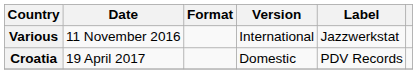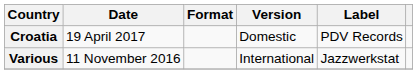rows swapped: (34, 36) <-> (34, 58)
